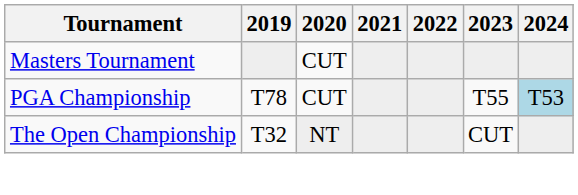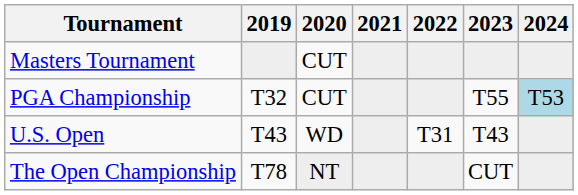(269, 97) T78 -> (269, 97) T32
+ row: (57, 134)
(269, 134) T32 -> (269, 171) T78
